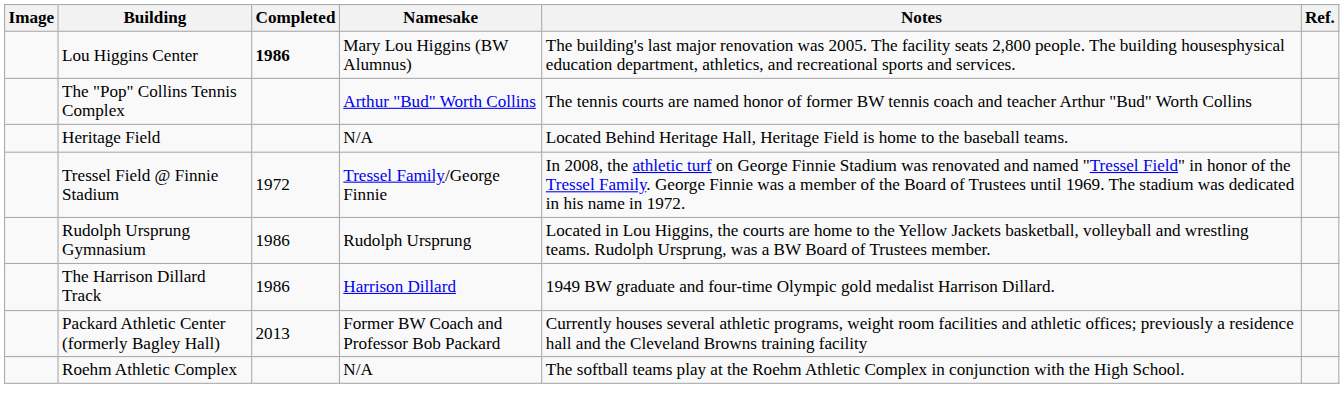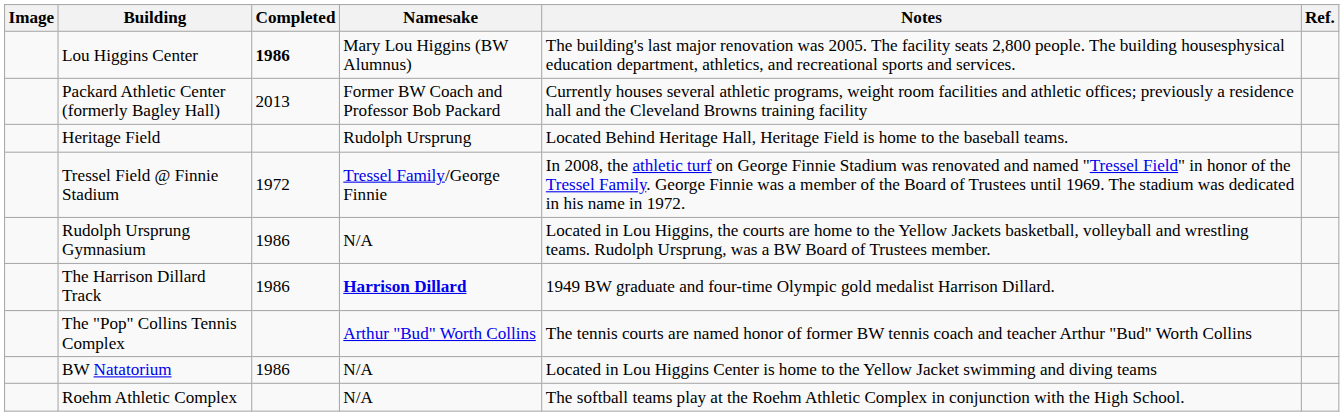rows swapped: (149, 101) <-> (144, 333)
(358, 138) N/A -> (407, 138) Rudolph Ursprung
(407, 240) Rudolph Ursprung -> (358, 240) N/A
(400, 286) normal -> (405, 286) bold
+ row: (117, 370)
